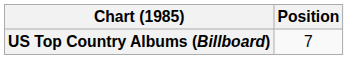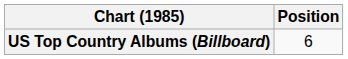(308, 41) 7 -> (308, 41) 6
